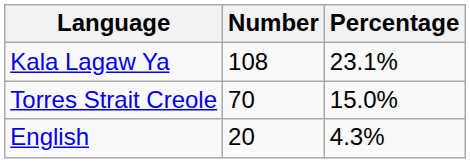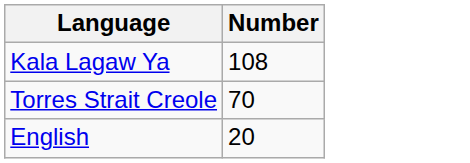- column: (395, 23)
